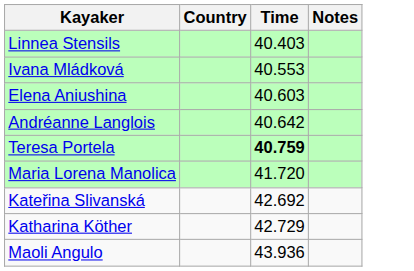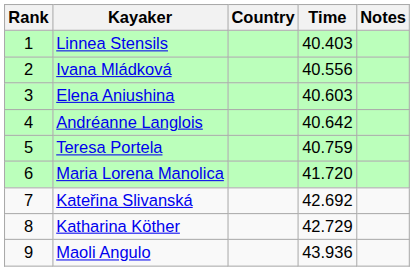+ column: (28, 17)
(280, 69) 40.553 -> (327, 69) 40.556
(280, 148) bold -> (327, 148) normal
